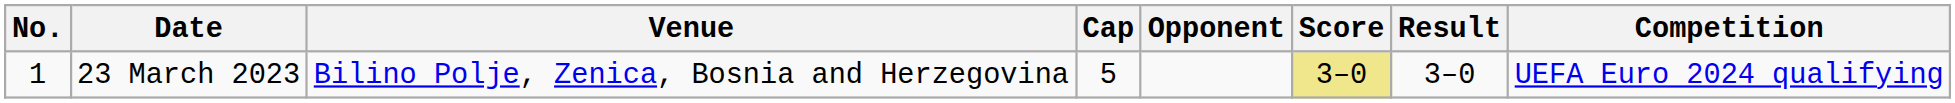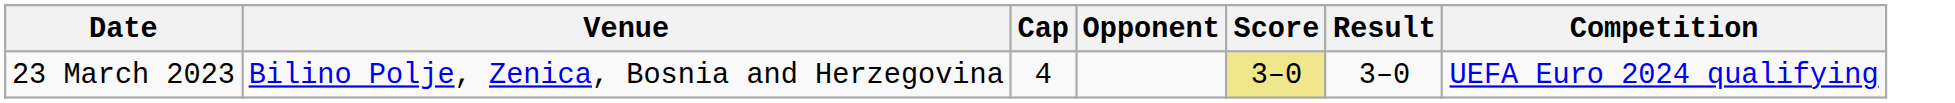- column: (38, 28)
(1108, 75) 5 -> (1043, 75) 4
